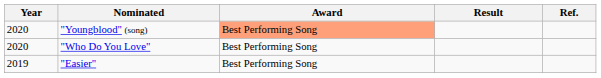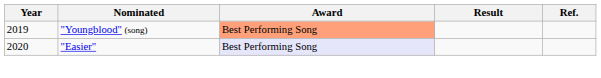(18, 30) 2020 -> (18, 30) 2019
- row: (105, 47)
(18, 64) 2019 -> (18, 47) 2020
(270, 64) no background -> (270, 47) lavender background
